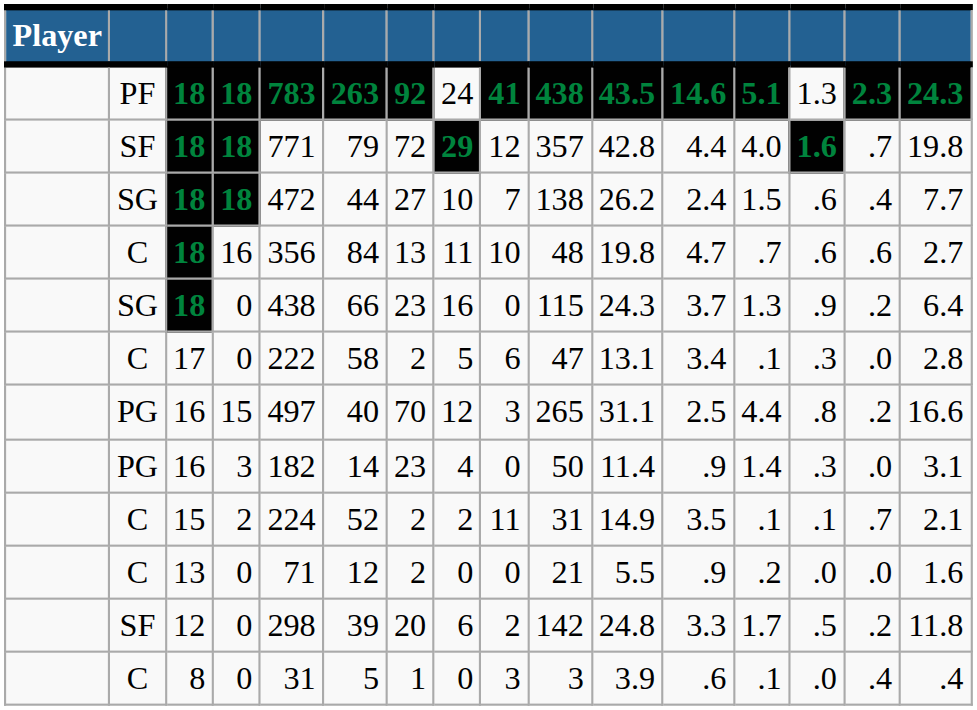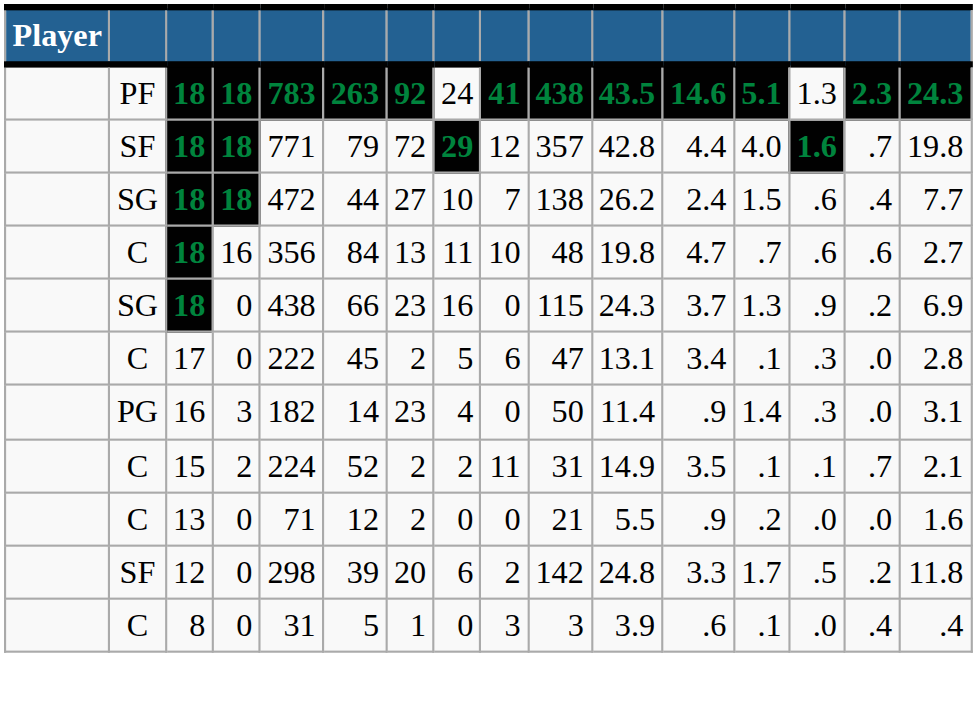(943, 305) 6.4 -> (943, 305) 6.9
(363, 358) 58 -> (363, 358) 45
- row: (189, 411)
